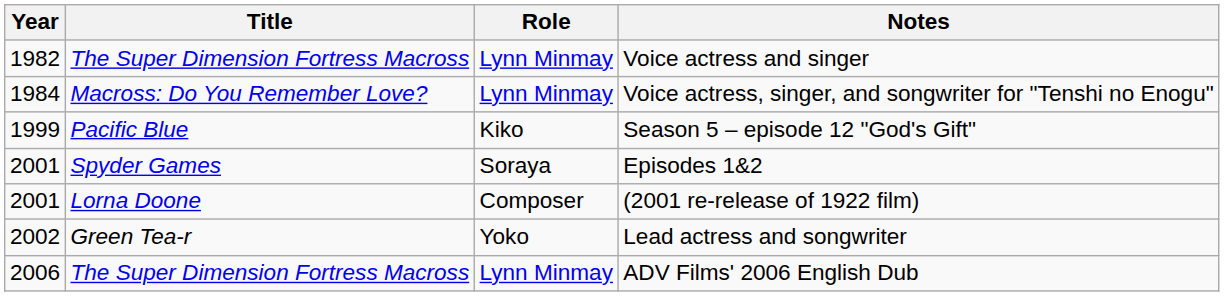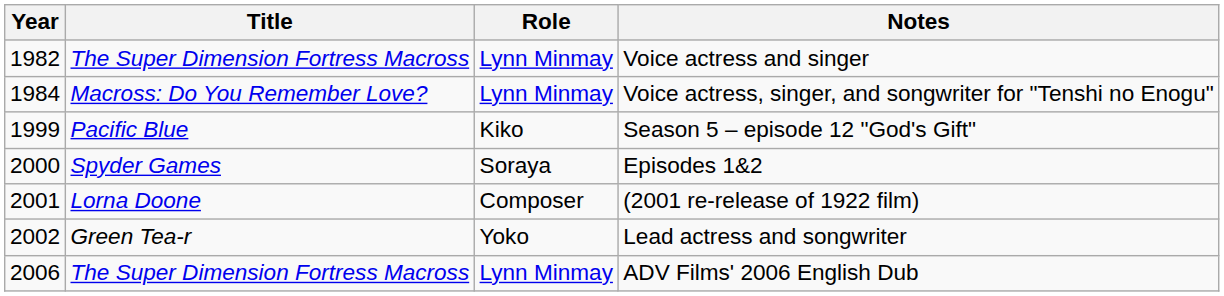(35, 165) 2001 -> (35, 165) 2000
